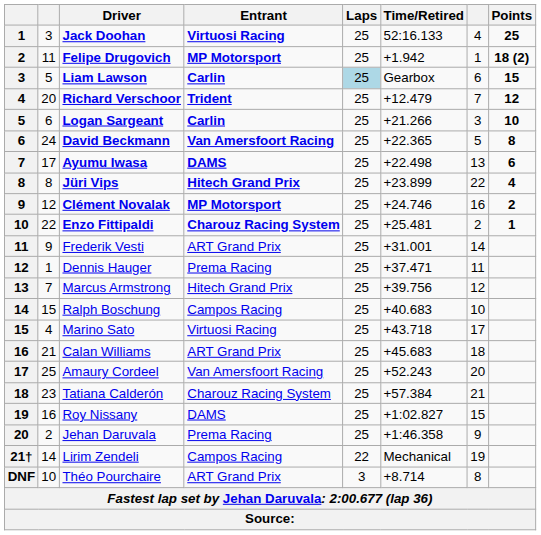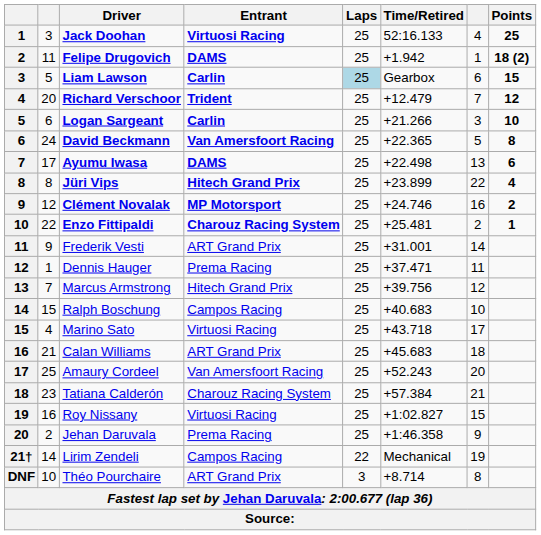(234, 57) MP Motorsport -> (207, 57) DAMS
(207, 414) DAMS -> (232, 414) Virtuosi Racing
